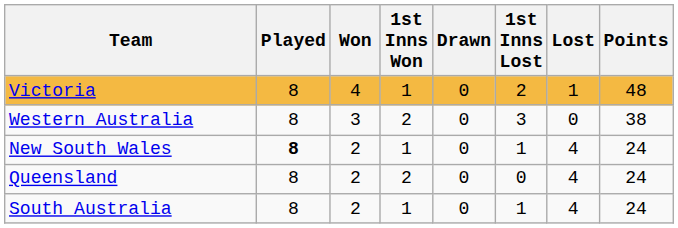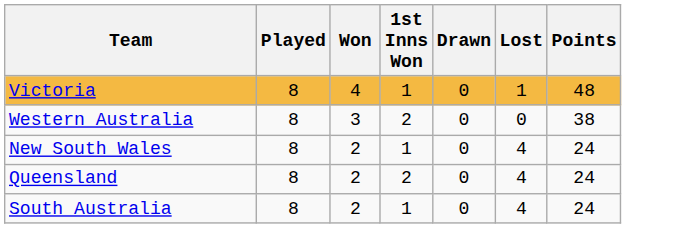- column: (521, 40)
(293, 149) bold -> (293, 149) normal
